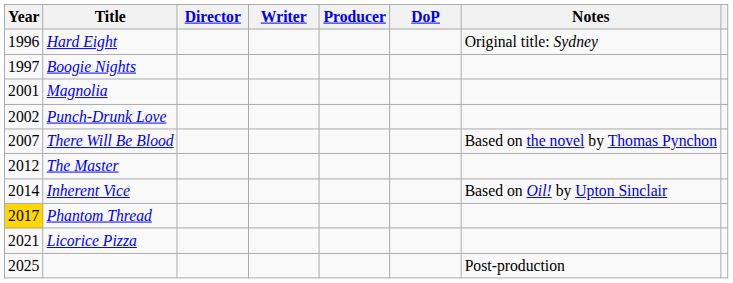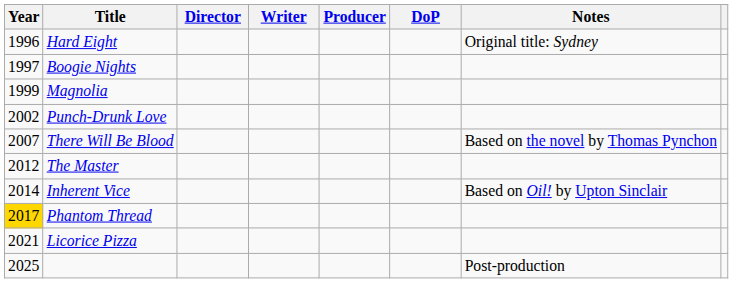(24, 91) 2001 -> (24, 91) 1999
